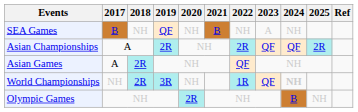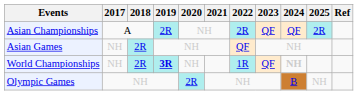- row: (32, 30)
(115, 64) A -> (115, 47) NH
(166, 81) normal -> (166, 64) bold
